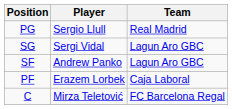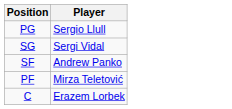- column: (177, 12)
(89, 79) Erazem Lorbek -> (88, 79) Mirza Teletović
(88, 96) Mirza Teletović -> (89, 96) Erazem Lorbek
